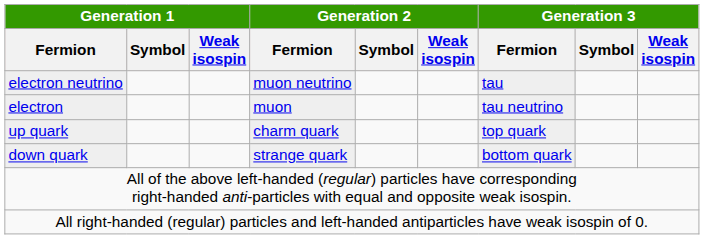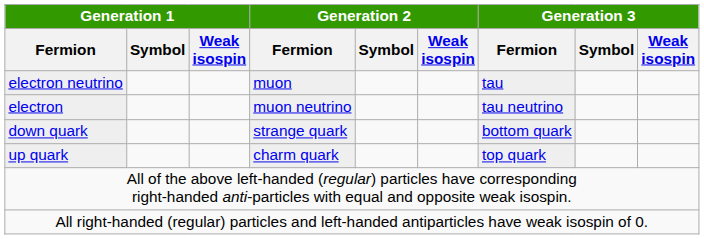(302, 82) muon neutrino -> (273, 82) muon
(273, 107) muon -> (302, 107) muon neutrino
rows swapped: (38, 131) <-> (48, 155)
